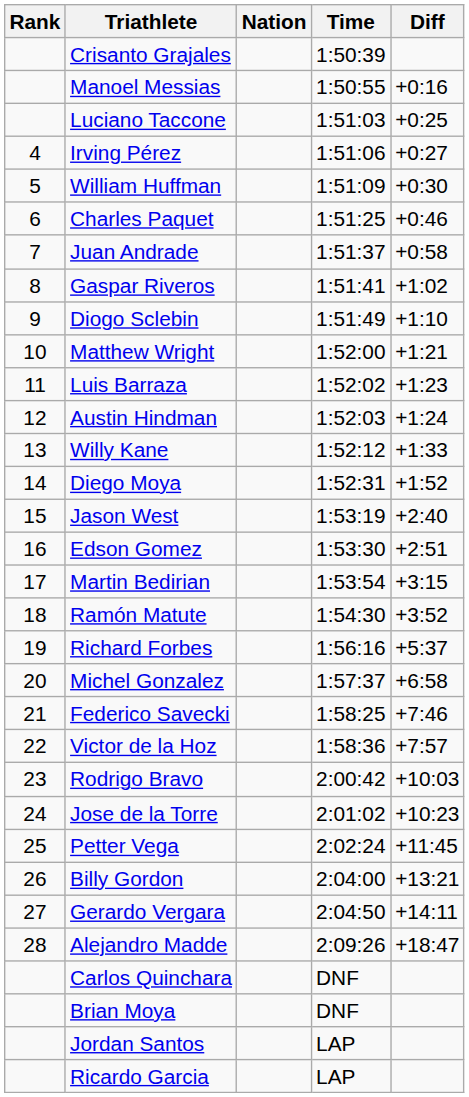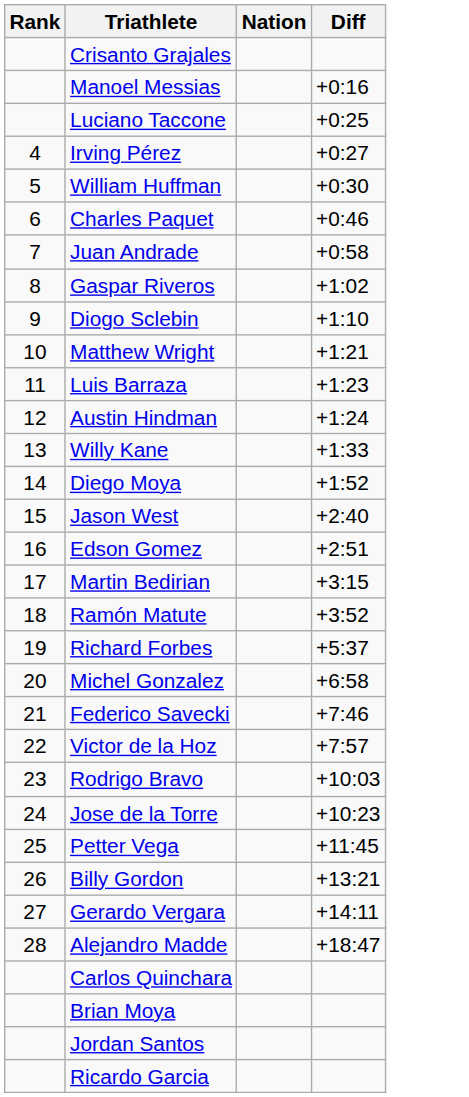- column: (351, 21)
